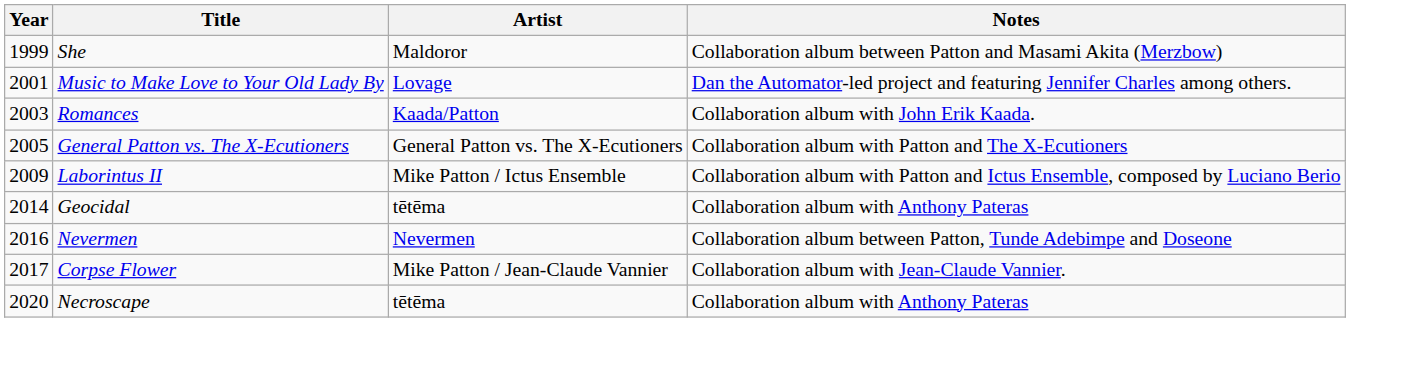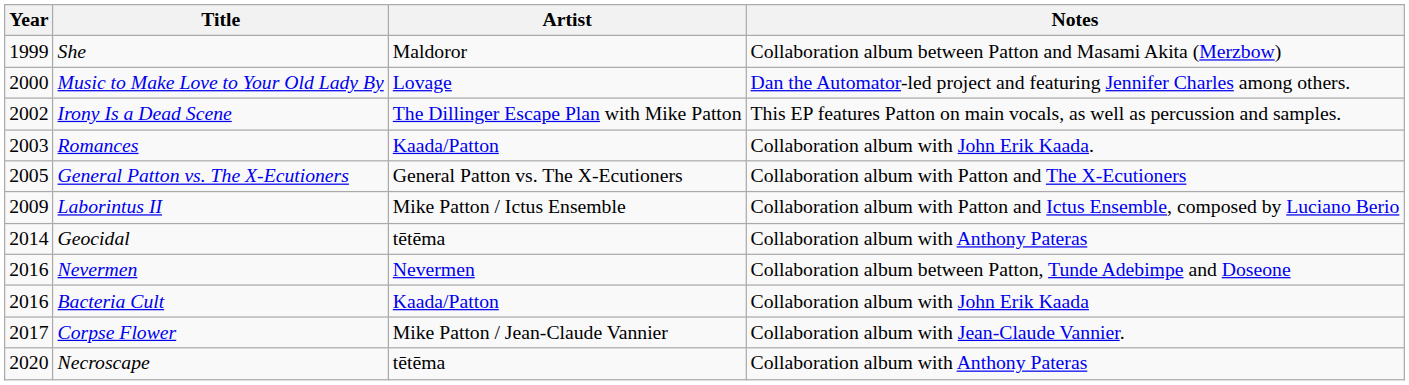(29, 82) 2001 -> (29, 82) 2000
+ row: (145, 113)
+ row: (111, 301)
